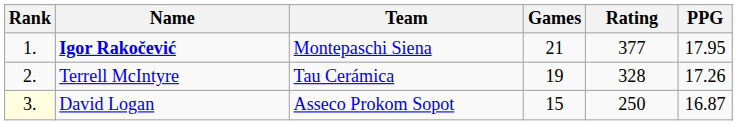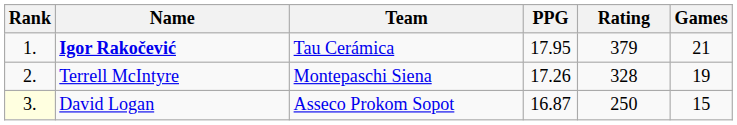columns swapped: (555, 18) <-> (705, 18)
(363, 47) Montepaschi Siena -> (344, 47) Tau Cerámica
(632, 47) 377 -> (624, 47) 379
(344, 76) Tau Cerámica -> (363, 76) Montepaschi Siena
